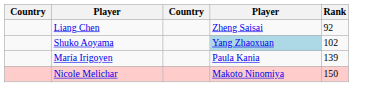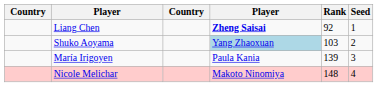+ column: (360, 12)
(238, 27) normal -> (239, 27) bold
(331, 43) 102 -> (331, 43) 103
(331, 74) 150 -> (331, 74) 148
